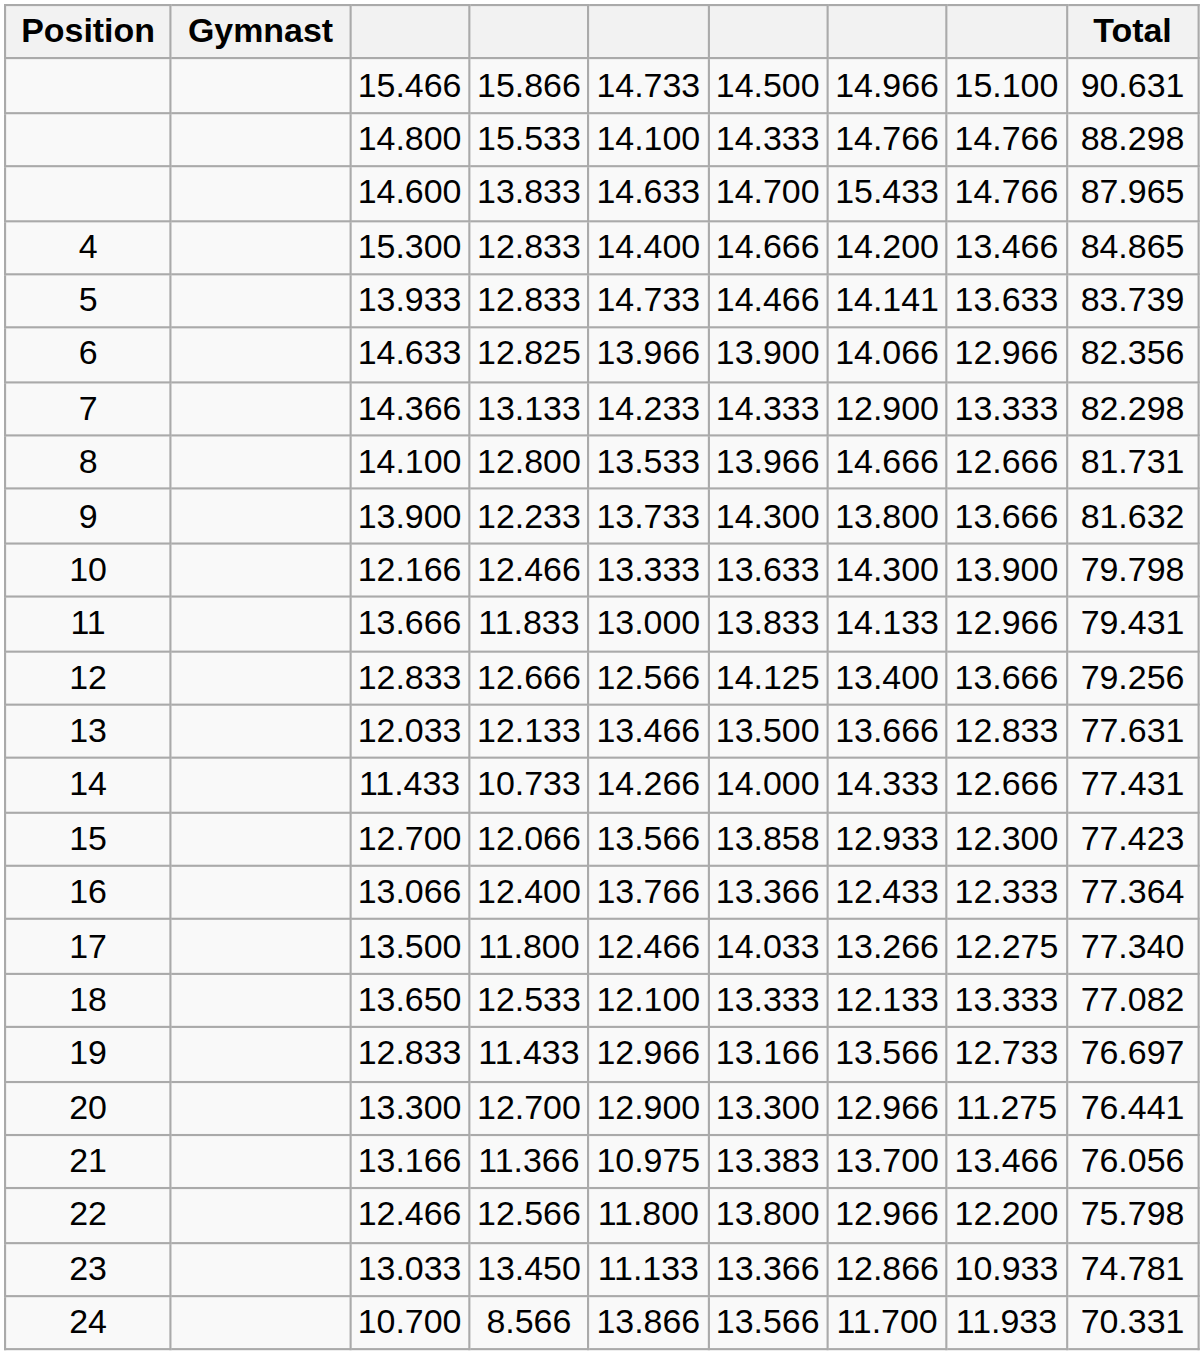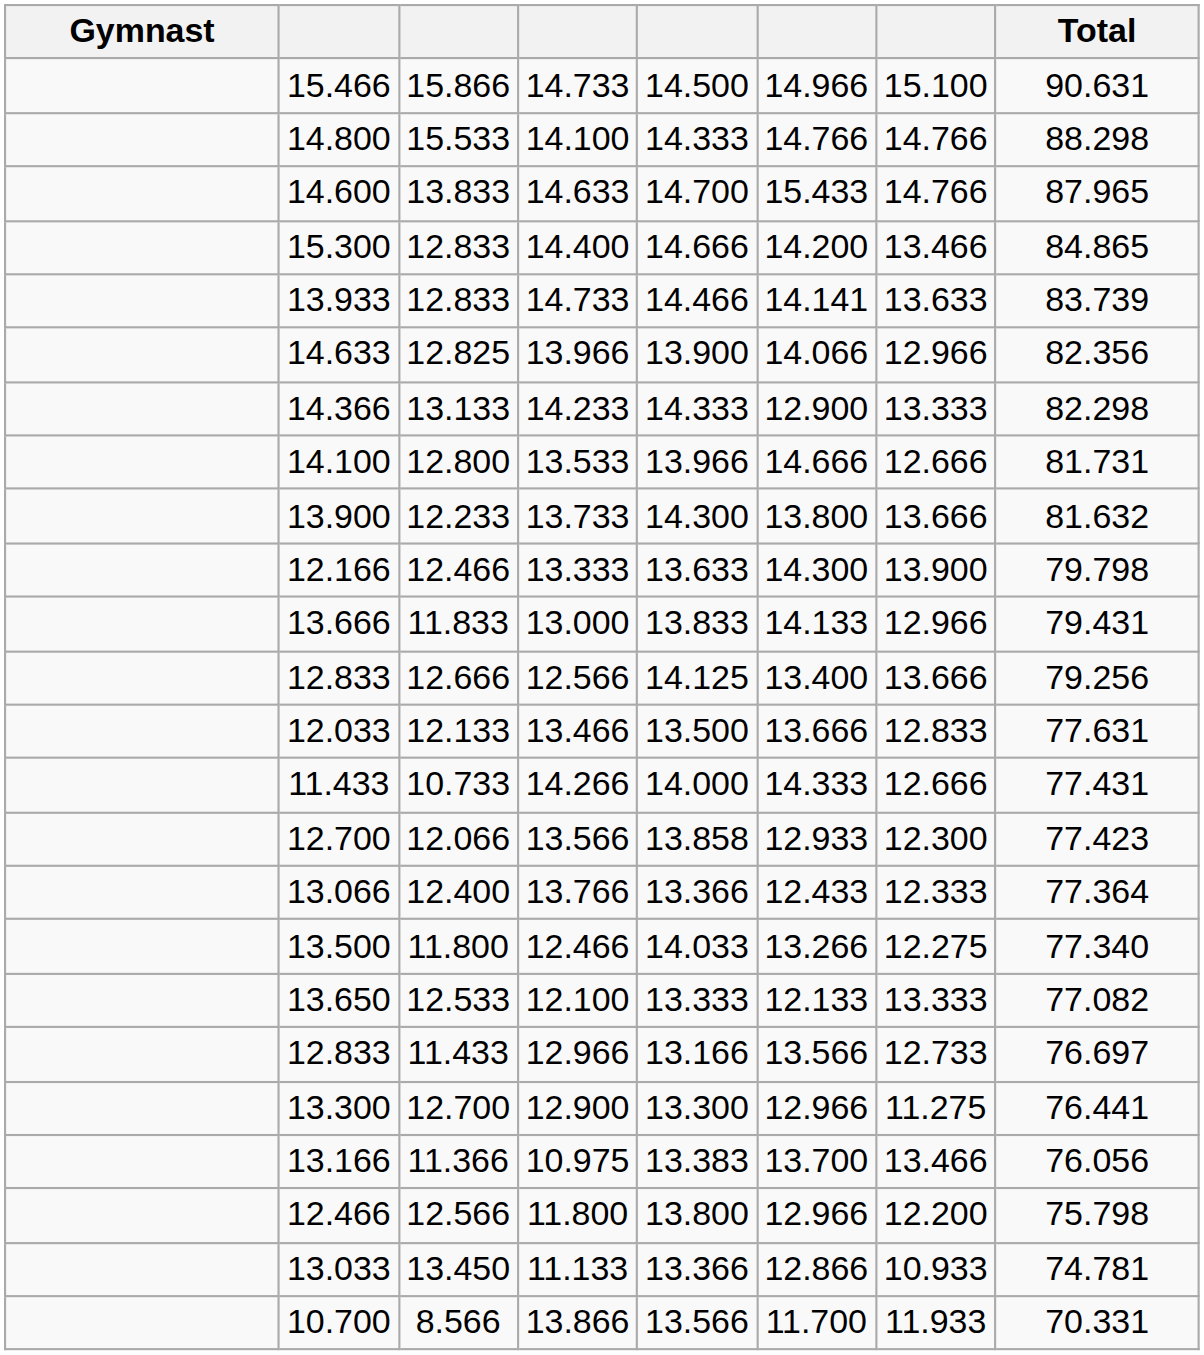- column: (88, 31)
